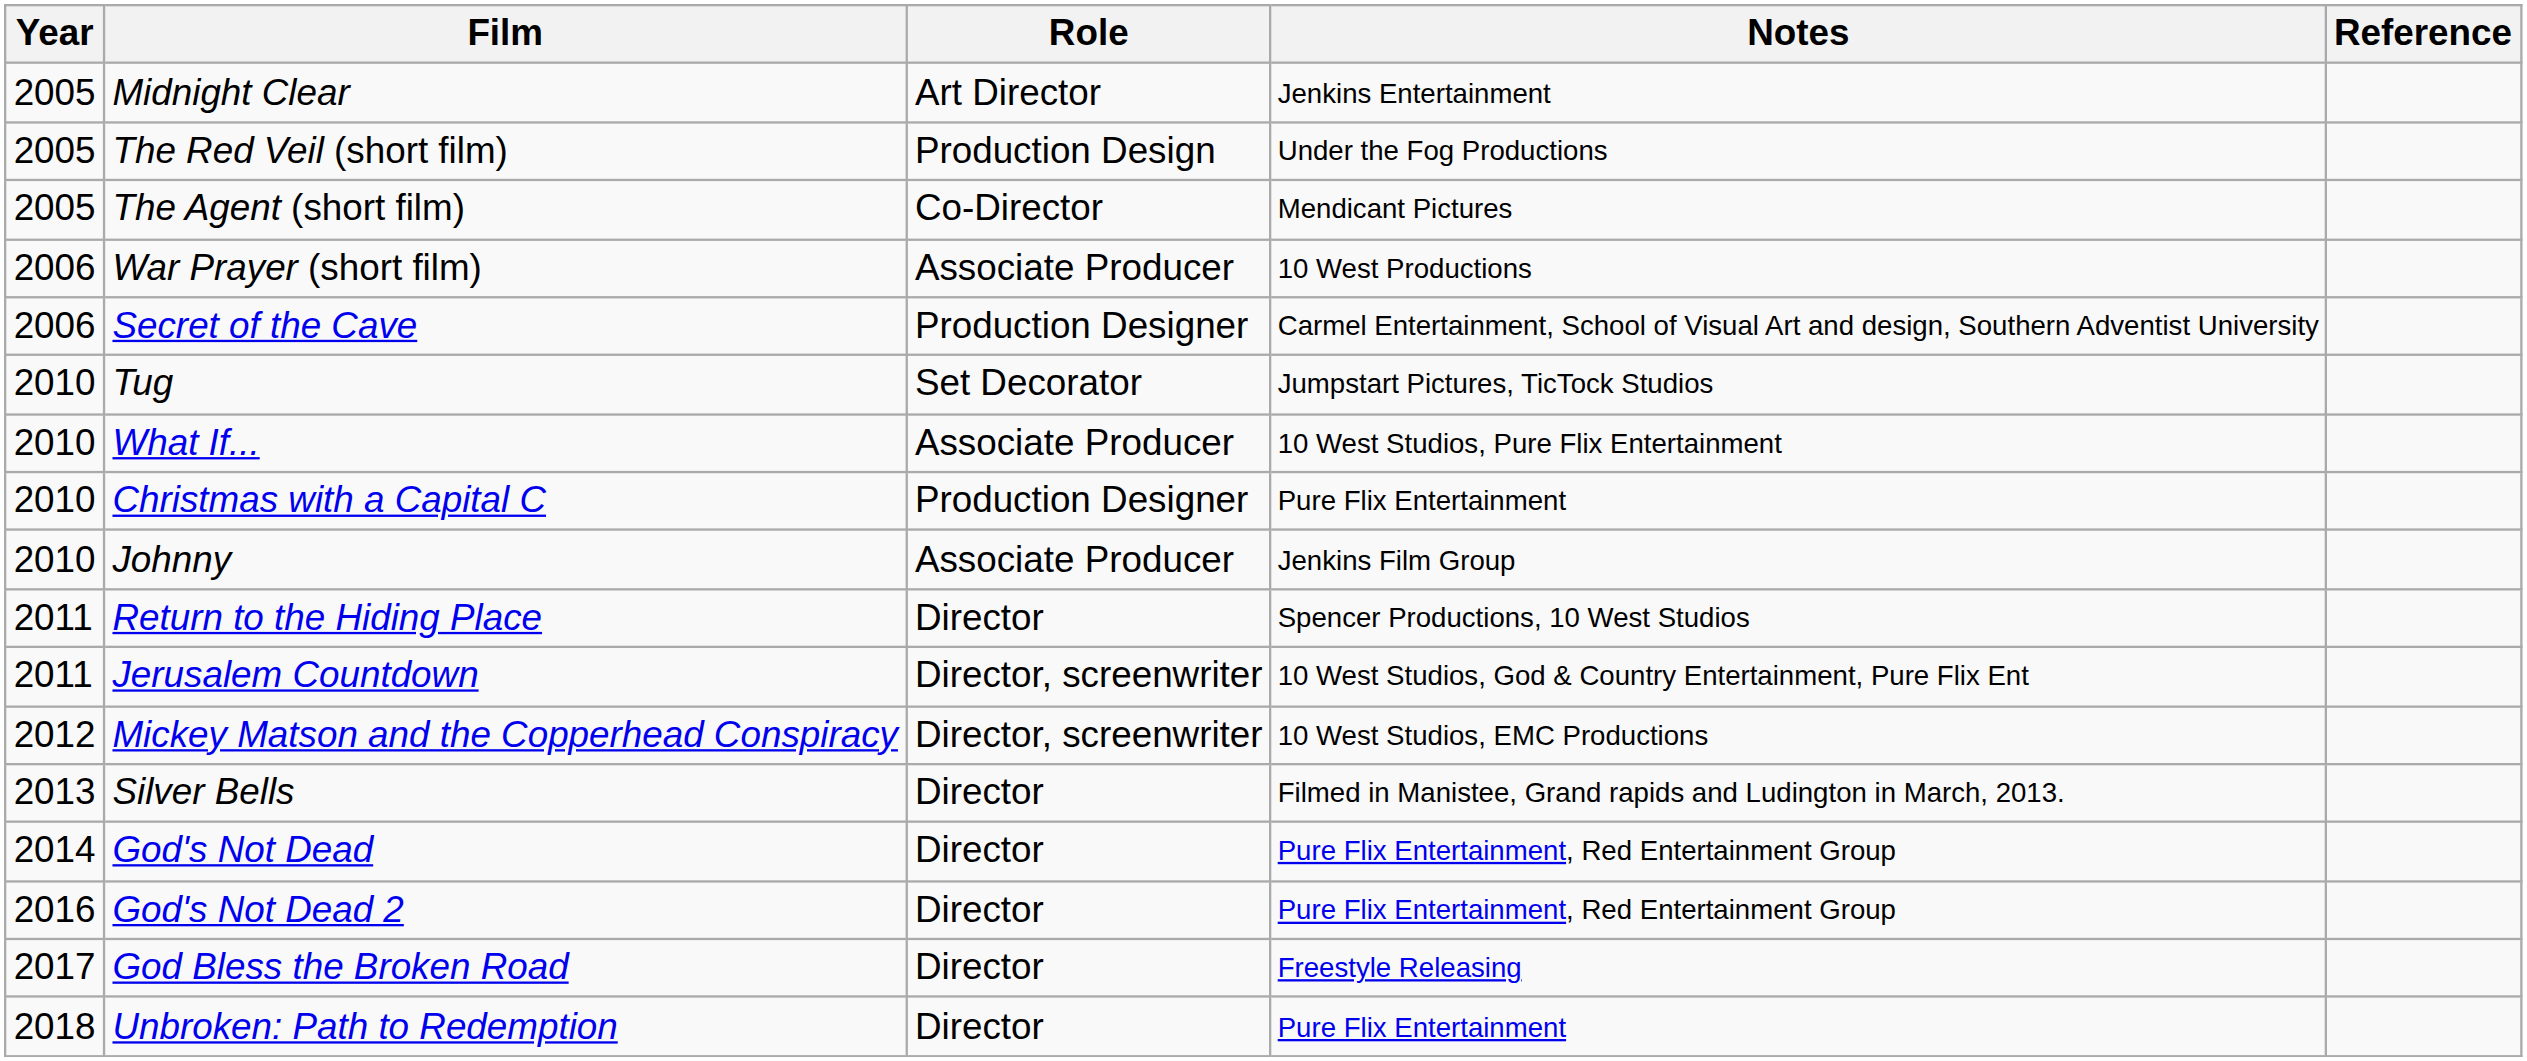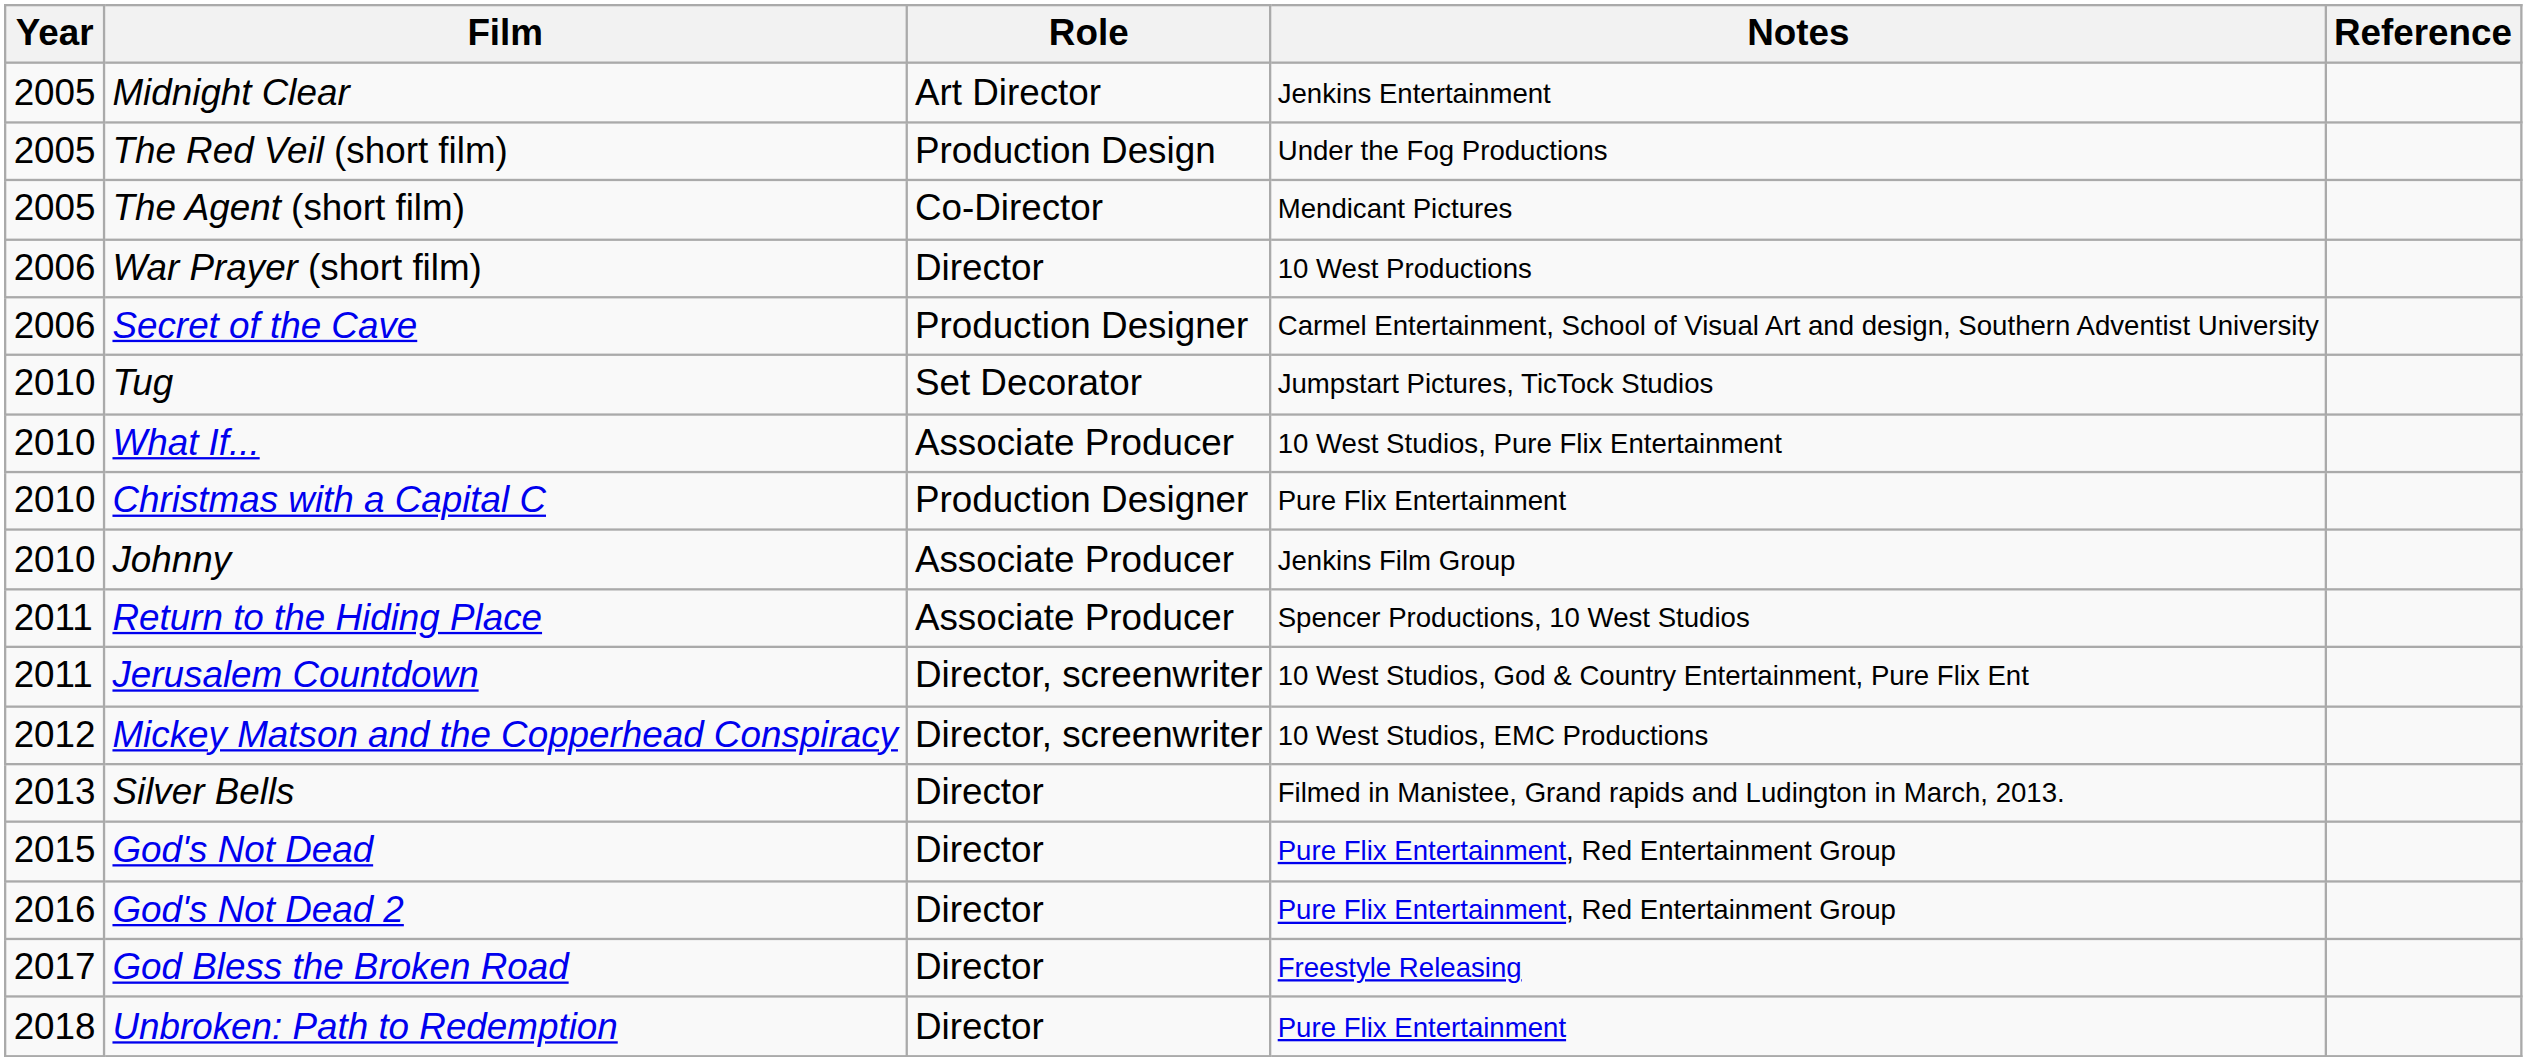(1074, 267) Associate Producer -> (979, 267) Director
(979, 617) Director -> (1074, 617) Associate Producer
(55, 850) 2014 -> (55, 850) 2015
